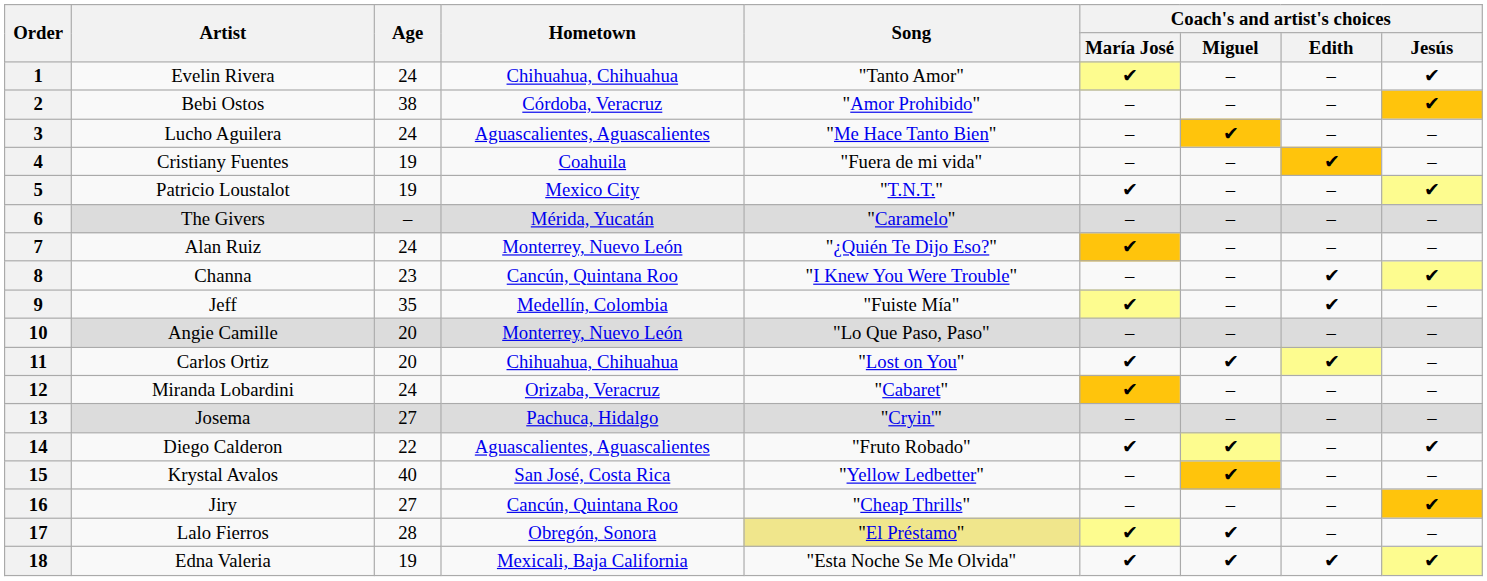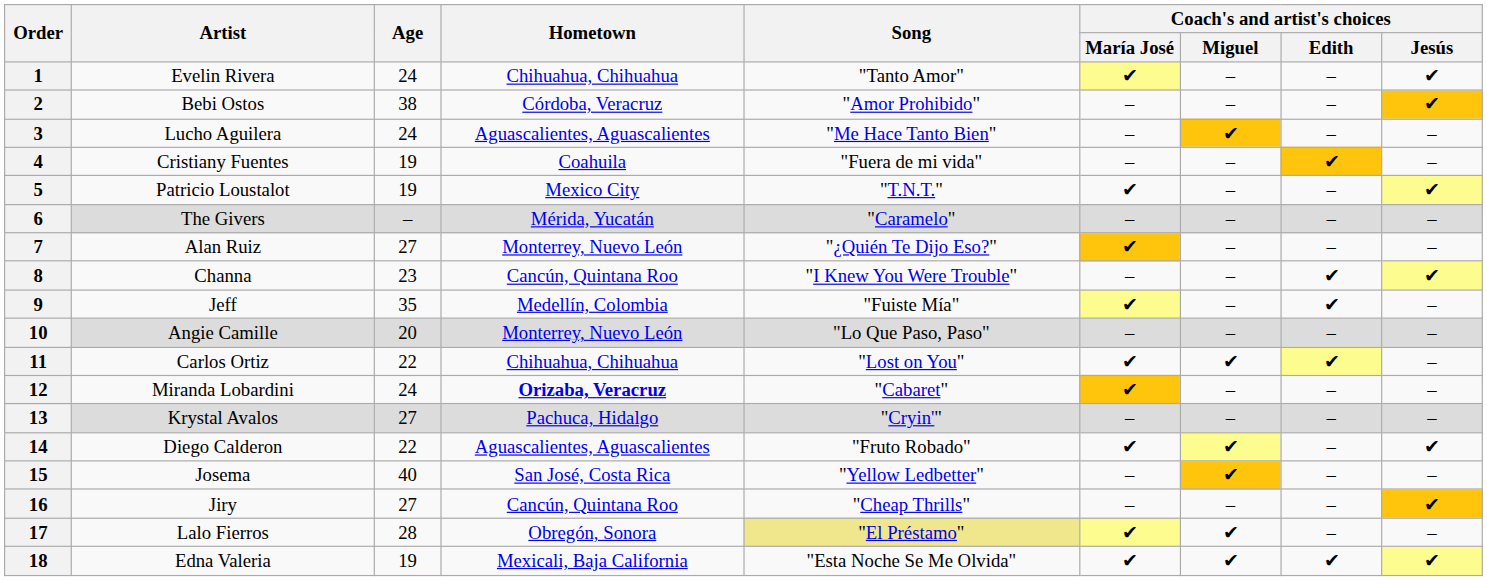(408, 247) 24 -> (408, 247) 27
(408, 361) 20 -> (408, 361) 22
(592, 390) normal -> (592, 390) bold
(223, 418) Josema -> (223, 418) Krystal Avalos
(223, 475) Krystal Avalos -> (223, 475) Josema
